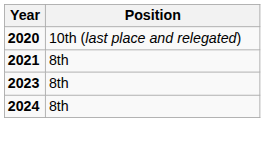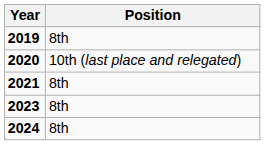+ row: (24, 38)
